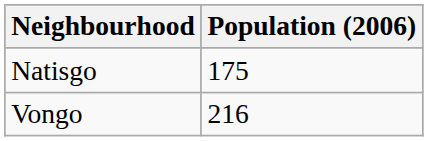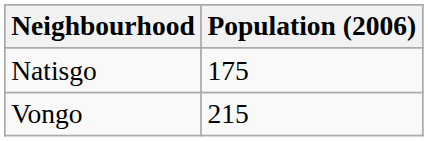(228, 113) 216 -> (228, 113) 215
